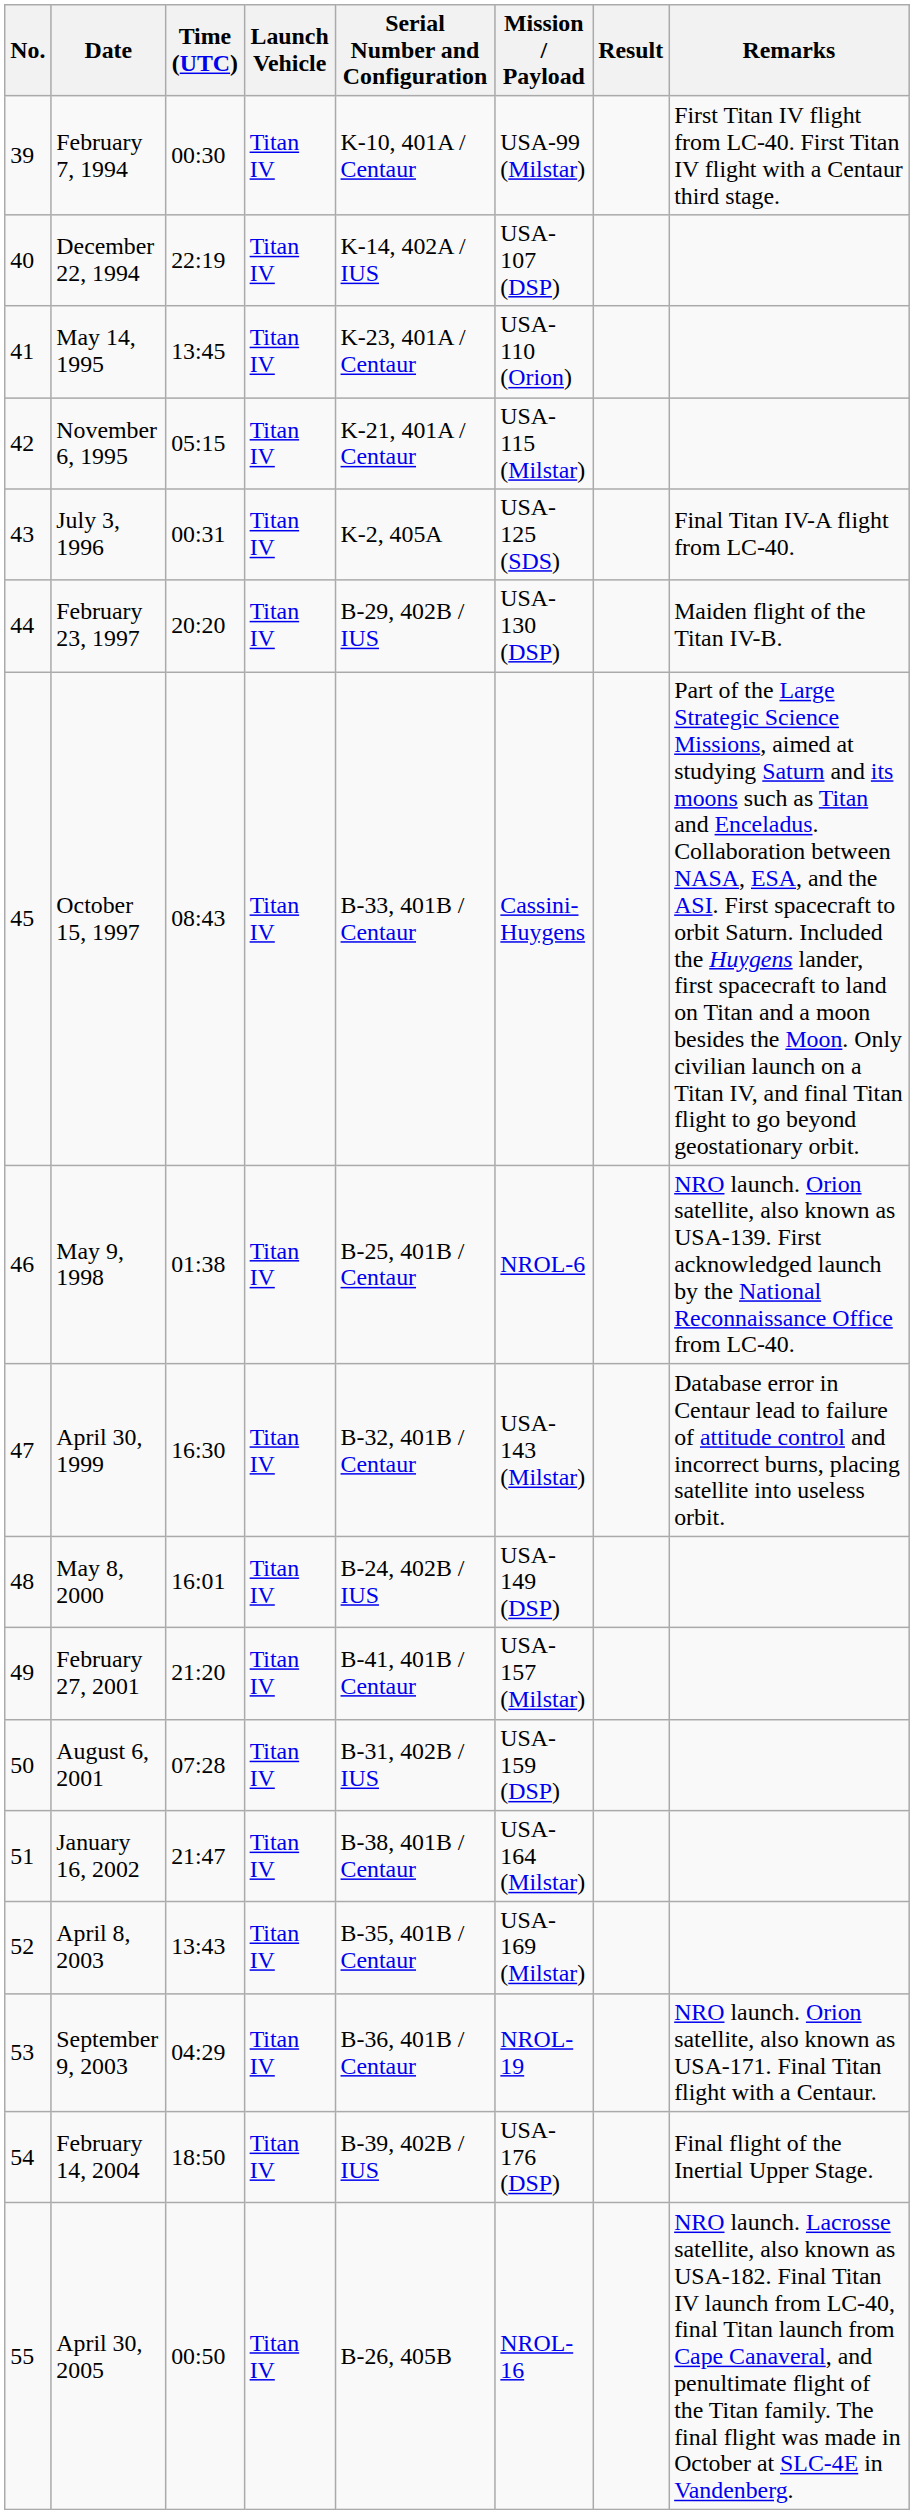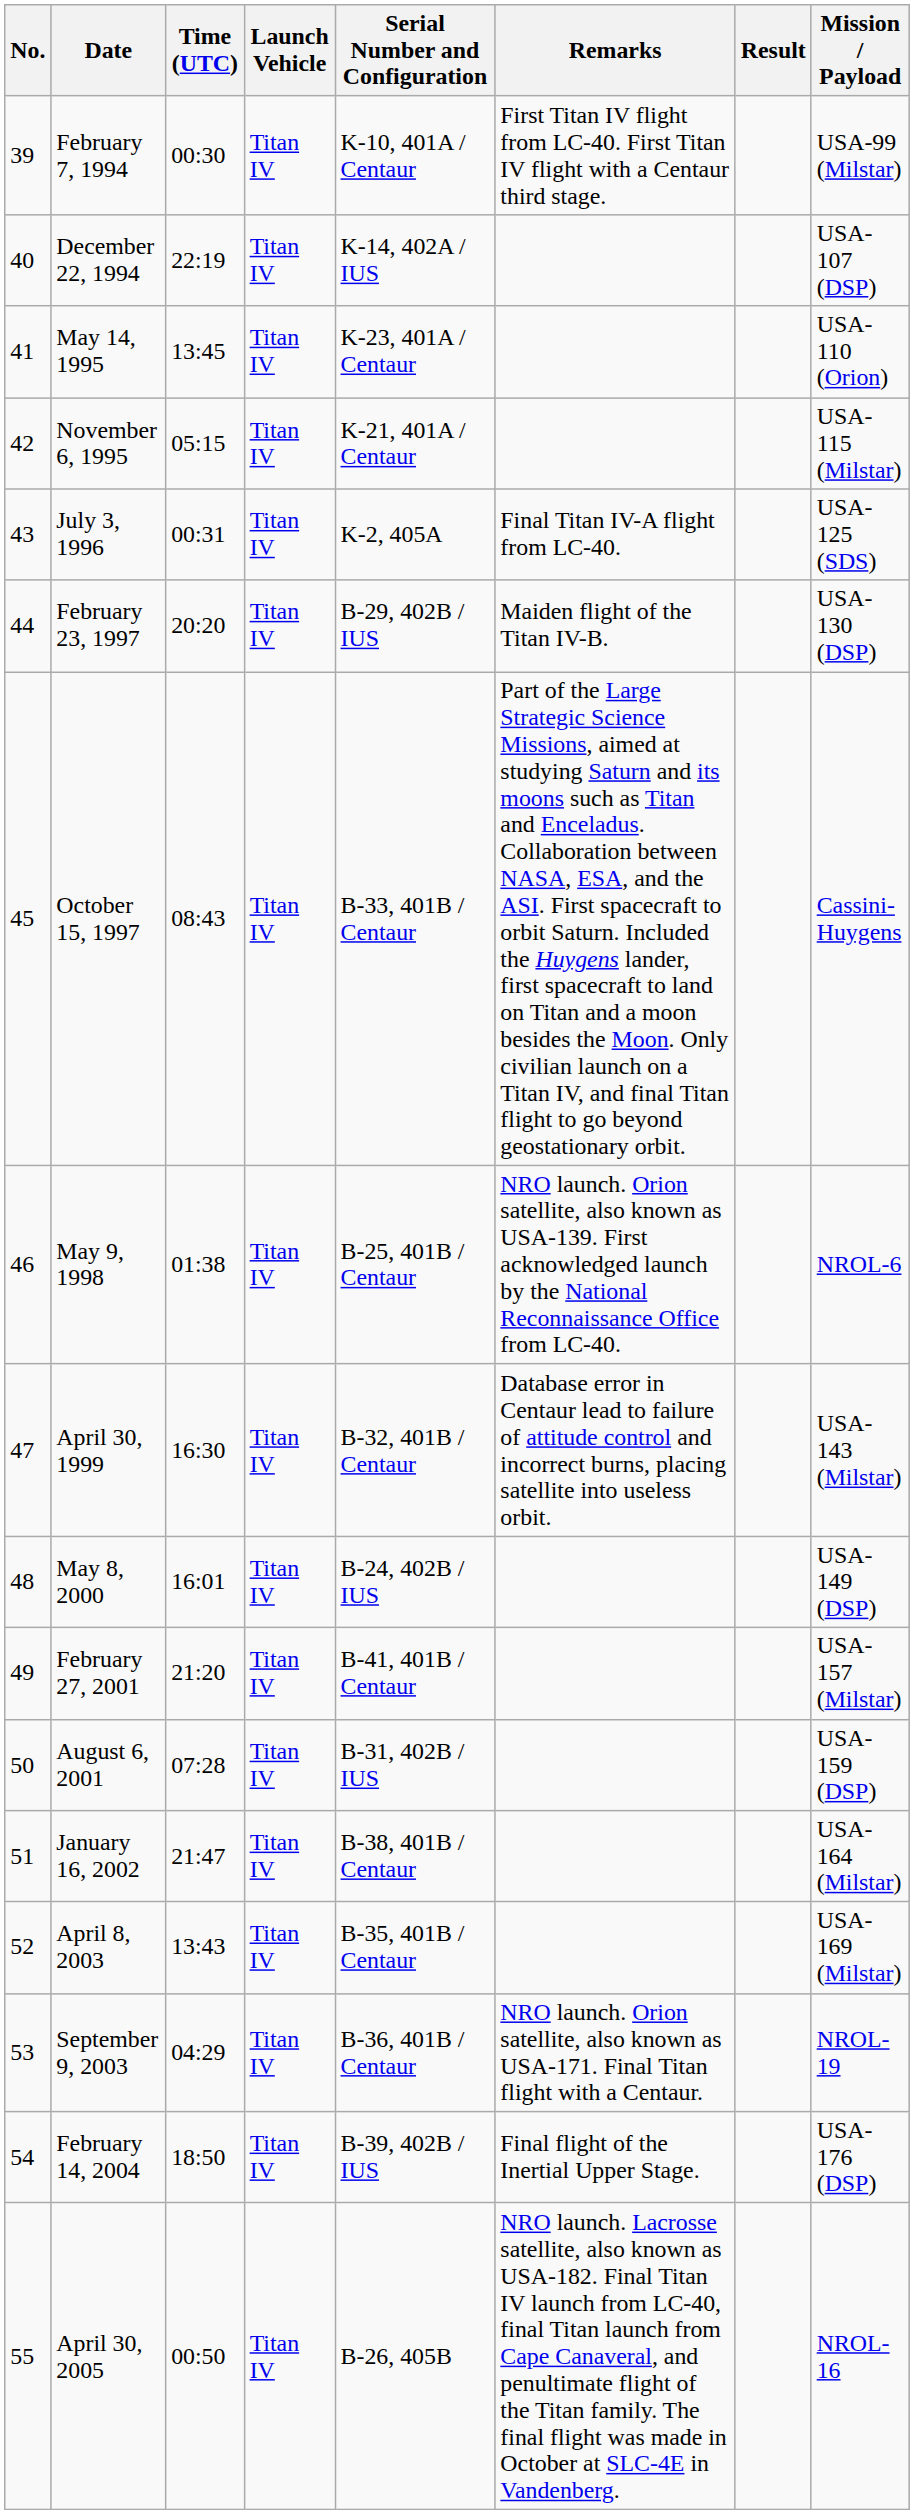columns swapped: (544, 50) <-> (789, 50)
